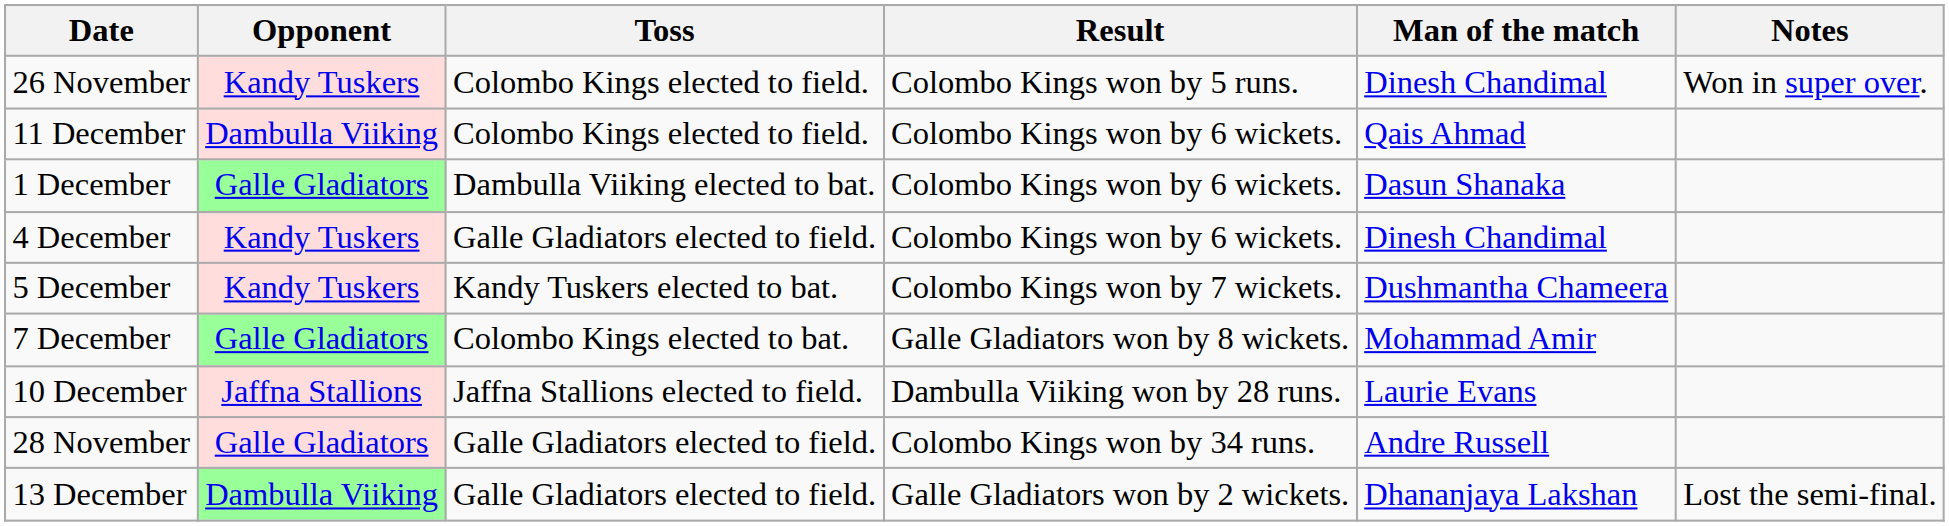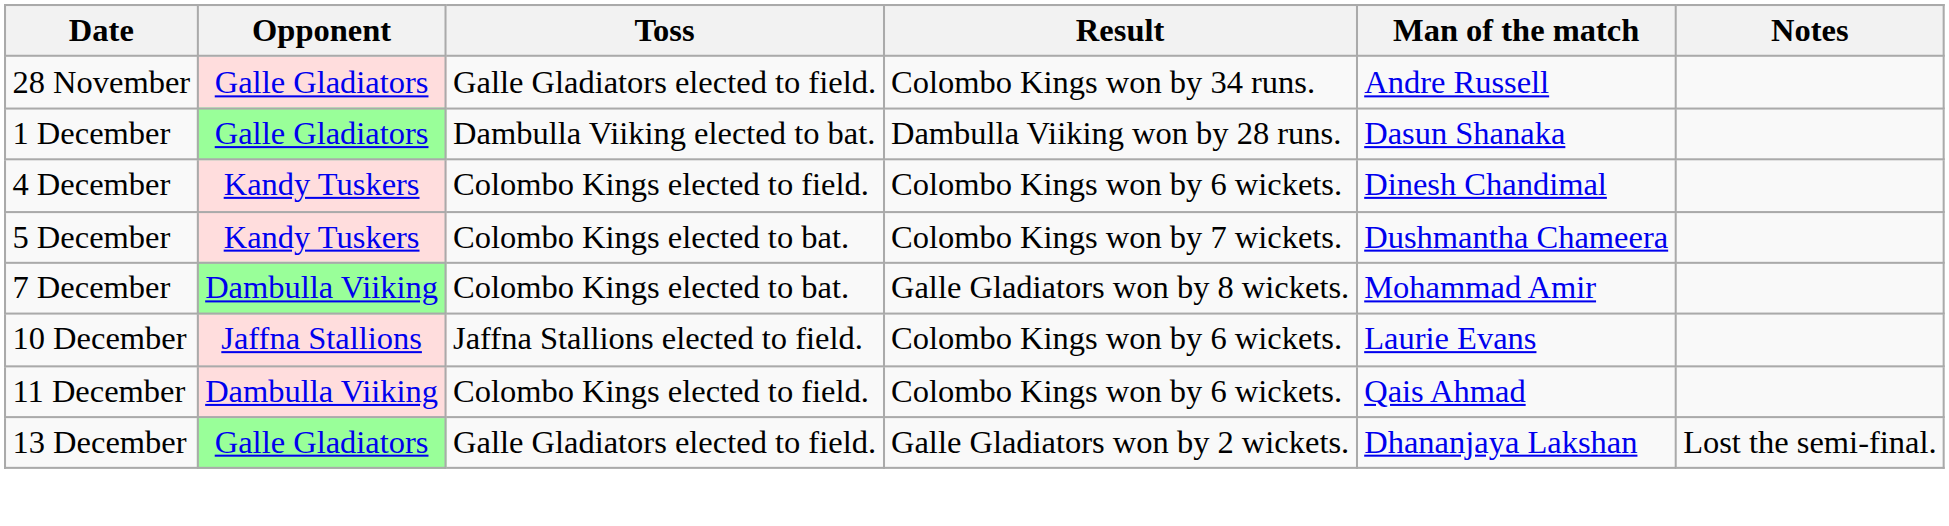- row: (101, 81)
rows swapped: (101, 442) <-> (99, 133)
(1117, 184) Colombo Kings won by 6 wickets. -> (1116, 133) Dambulla Viiking won by 28 runs.
(665, 236) Galle Gladiators elected to field. -> (661, 184) Colombo Kings elected to field.
(646, 287) Kandy Tuskers elected to bat. -> (651, 236) Colombo Kings elected to bat.
(322, 339) Galle Gladiators -> (322, 287) Dambulla Viiking
(1116, 390) Dambulla Viiking won by 28 runs. -> (1117, 339) Colombo Kings won by 6 wickets.
(322, 493) Dambulla Viiking -> (322, 442) Galle Gladiators
